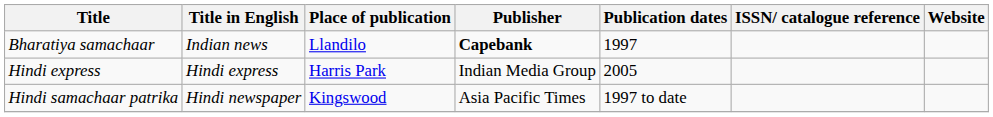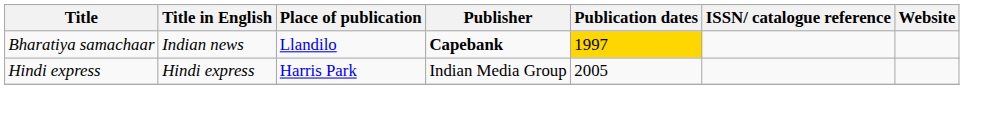(620, 44) no background -> (591, 44) gold background
- row: (93, 97)
